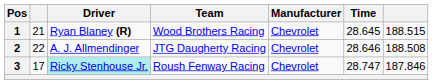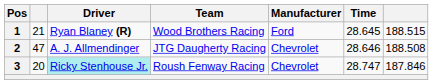(295, 31) Chevrolet -> (282, 31) Ford
(39, 48) 22 -> (39, 48) 47
(39, 66) 17 -> (39, 66) 20
